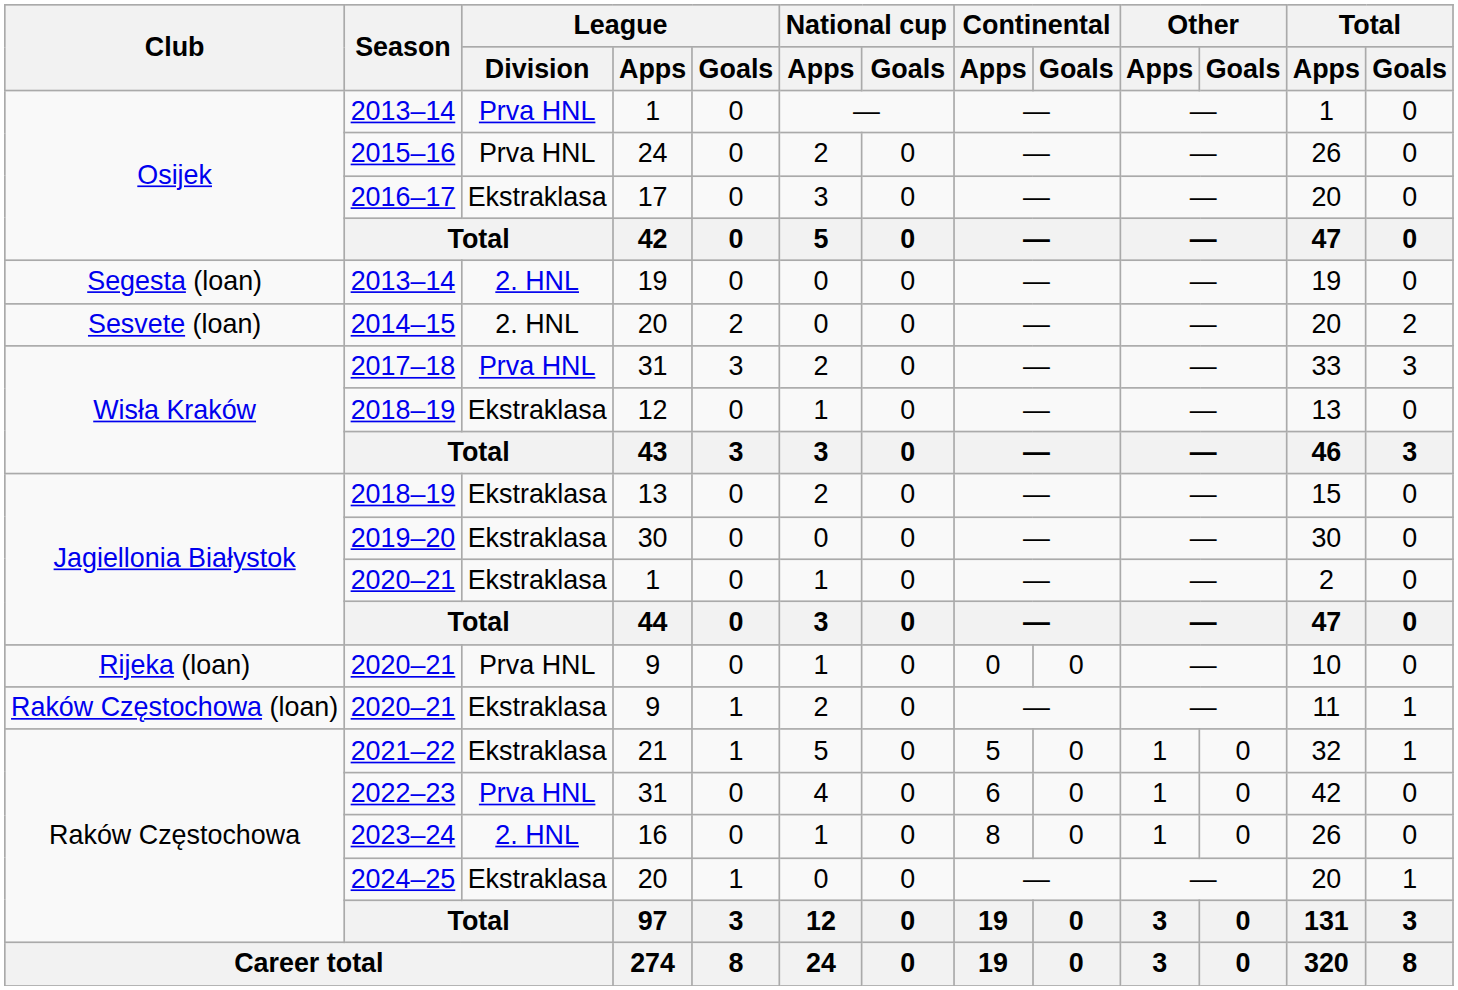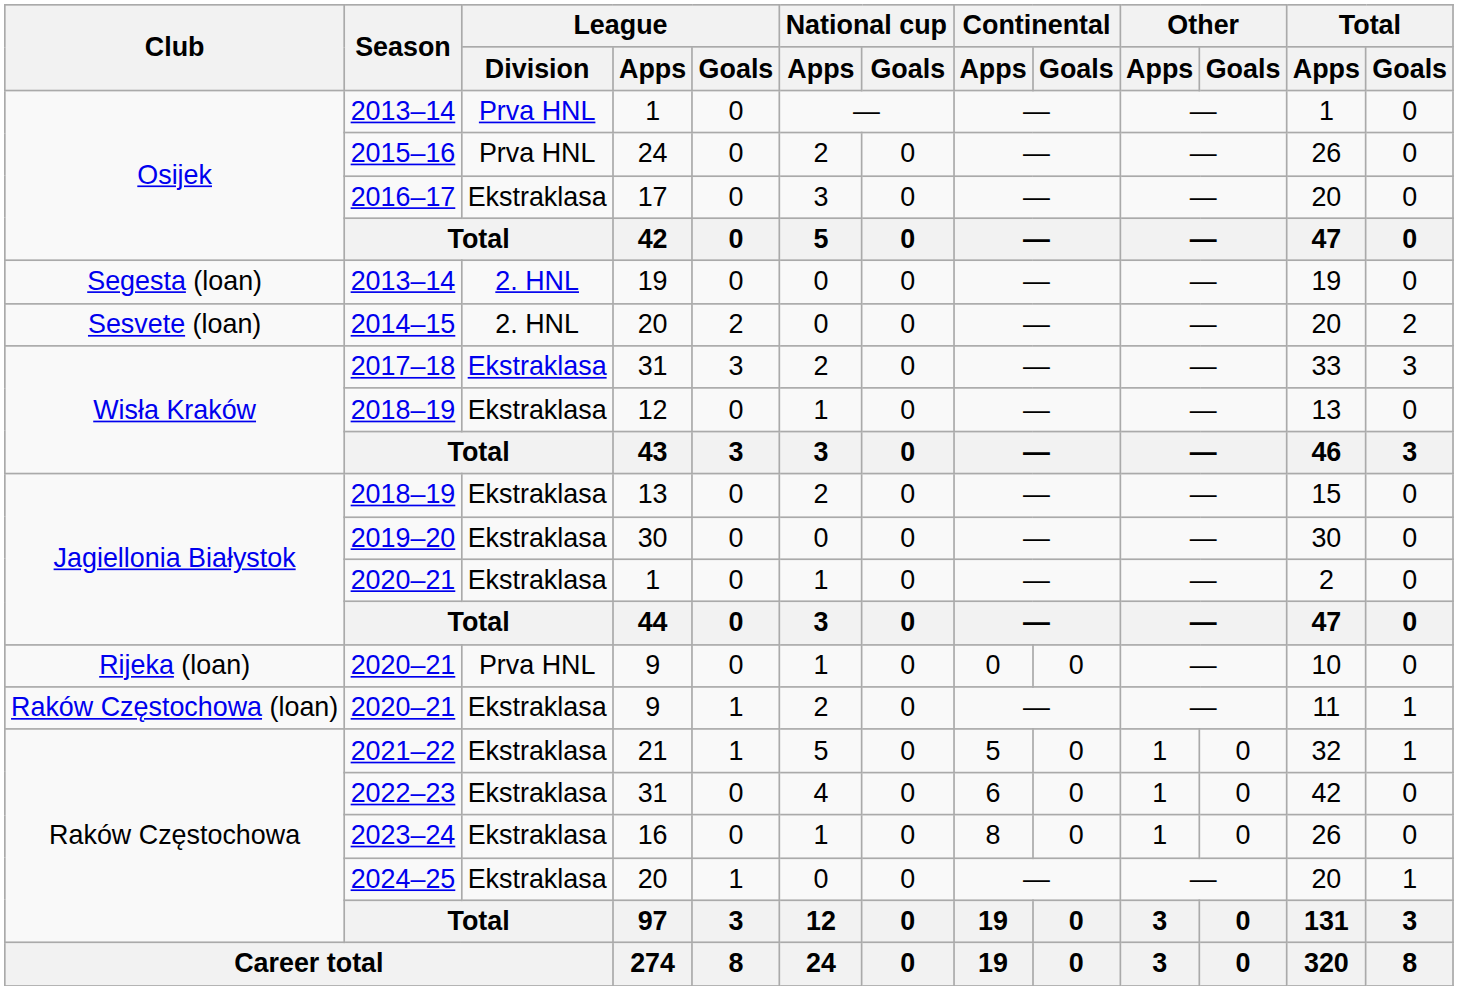(537, 366) Prva HNL -> (537, 366) Ekstraklasa
(537, 793) Prva HNL -> (537, 793) Ekstraklasa
(537, 835) 2. HNL -> (537, 835) Ekstraklasa
